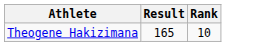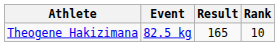+ column: (168, 14)
